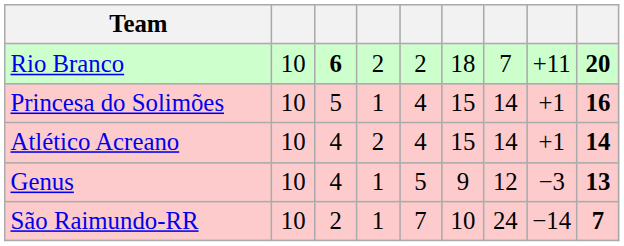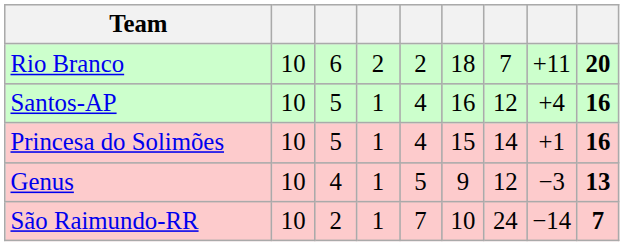(336, 63) bold -> (336, 63) normal
+ row: (64, 102)
- row: (95, 142)
